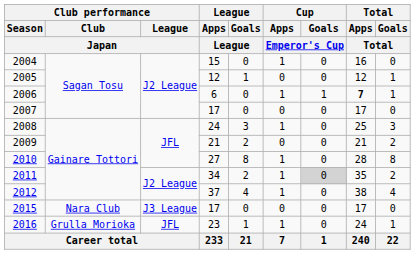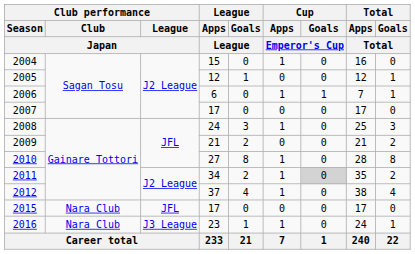(361, 94) bold -> (361, 94) normal
(170, 208) J3 League -> (170, 208) JFL
(93, 225) Grulla Morioka -> (93, 225) Nara Club
(170, 225) JFL -> (170, 225) J3 League
